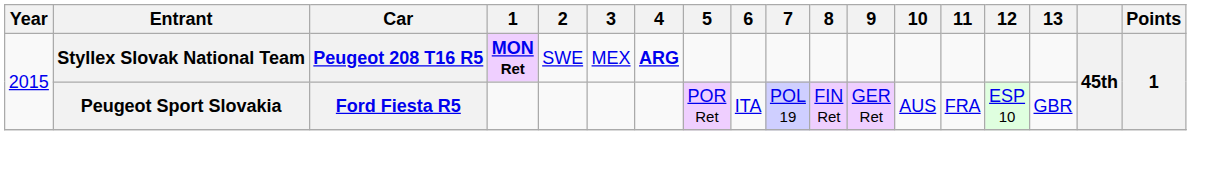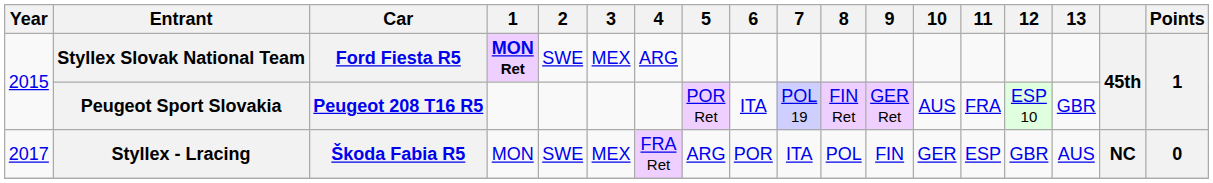(398, 58) Peugeot 208 T16 R5 -> (398, 58) Ford Fiesta R5
(659, 58) bold -> (658, 58) normal
(398, 106) Ford Fiesta R5 -> (398, 106) Peugeot 208 T16 R5
+ row: (181, 155)
